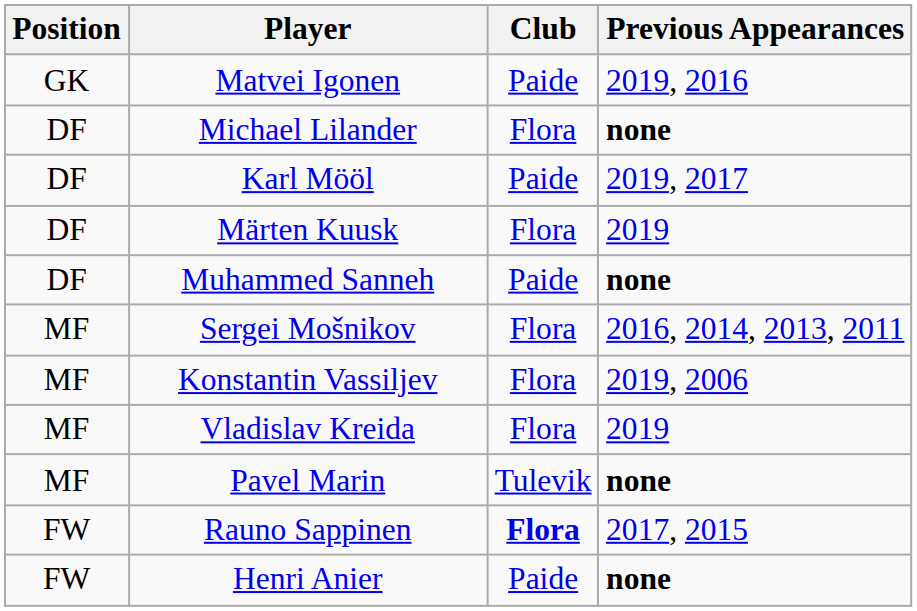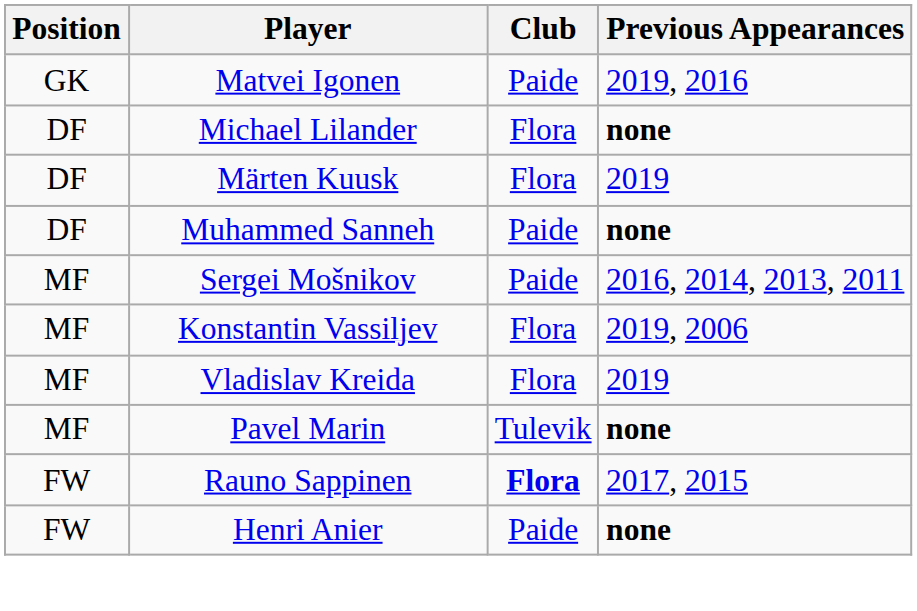- row: (308, 179)
(543, 329) Flora -> (543, 279) Paide
